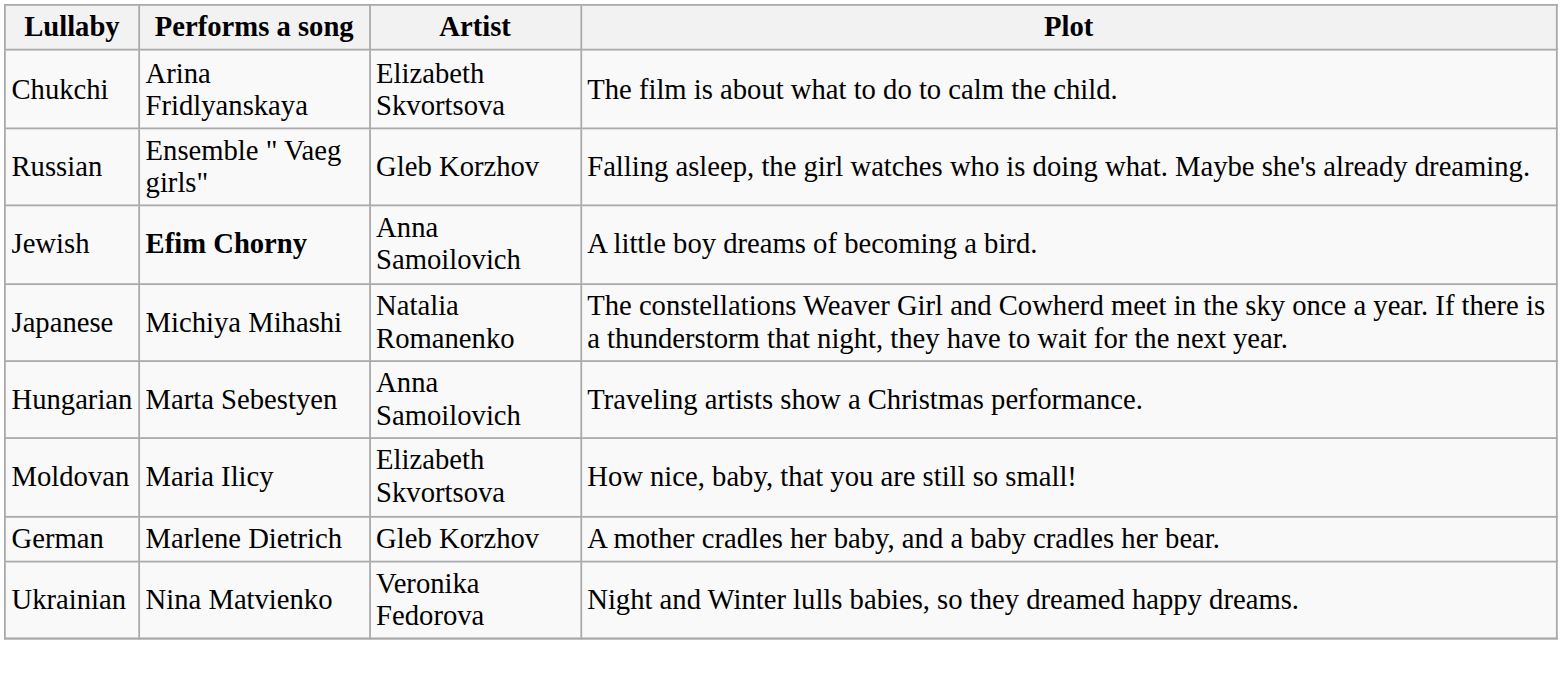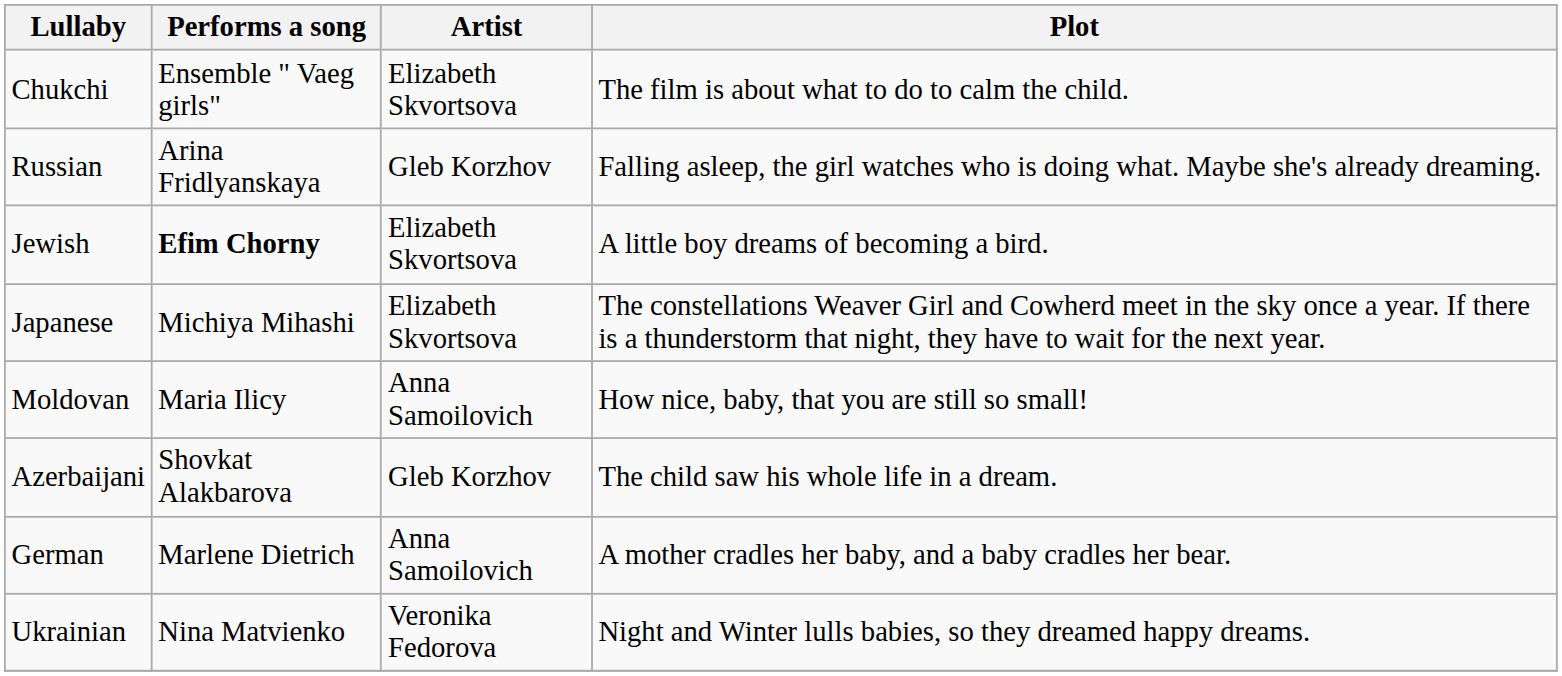(227, 88) Arina Fridlyanskaya -> (256, 88) Ensemble " Vaeg girls"
(243, 166) Ensemble " Vaeg girls" -> (239, 166) Arina Fridlyanskaya
(449, 244) Anna Samoilovich -> (453, 244) Elizabeth Skvortsova
(445, 321) Natalia Romanenko -> (453, 321) Elizabeth Skvortsova
- row: (72, 399)
(441, 476) Elizabeth Skvortsova -> (460, 399) Anna Samoilovich
+ row: (78, 476)
(458, 538) Gleb Korzhov -> (460, 554) Anna Samoilovich
